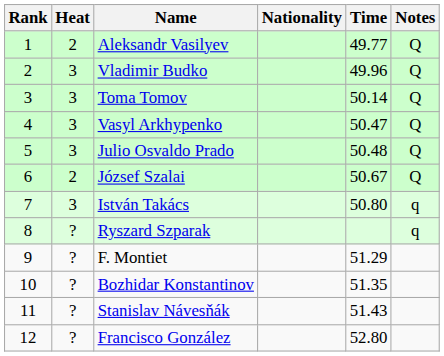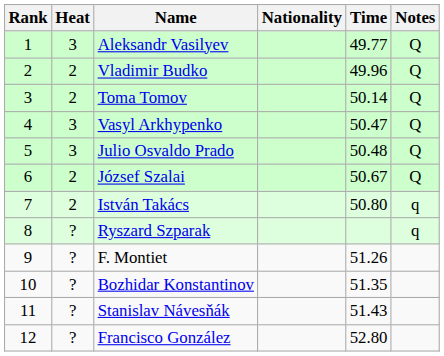(73, 44) 2 -> (73, 44) 3
(73, 71) 3 -> (73, 71) 2
(73, 97) 3 -> (73, 97) 2
(73, 204) 3 -> (73, 204) 2
(369, 257) 51.29 -> (369, 257) 51.26
